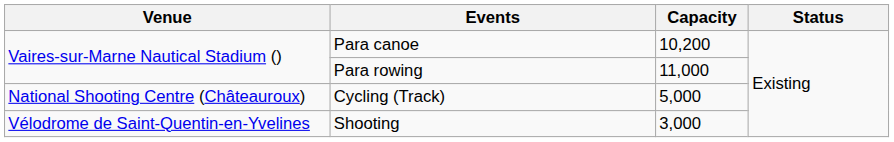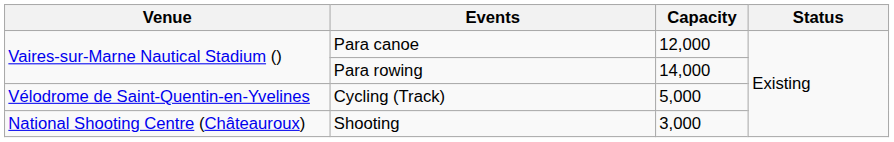(685, 44) 10,200 -> (685, 44) 12,000
(684, 70) 11,000 -> (685, 70) 14,000
(157, 96) National Shooting Centre (Châteauroux) -> (159, 96) Vélodrome de Saint-Quentin-en-Yvelines
(159, 123) Vélodrome de Saint-Quentin-en-Yvelines -> (157, 123) National Shooting Centre (Châteauroux)
